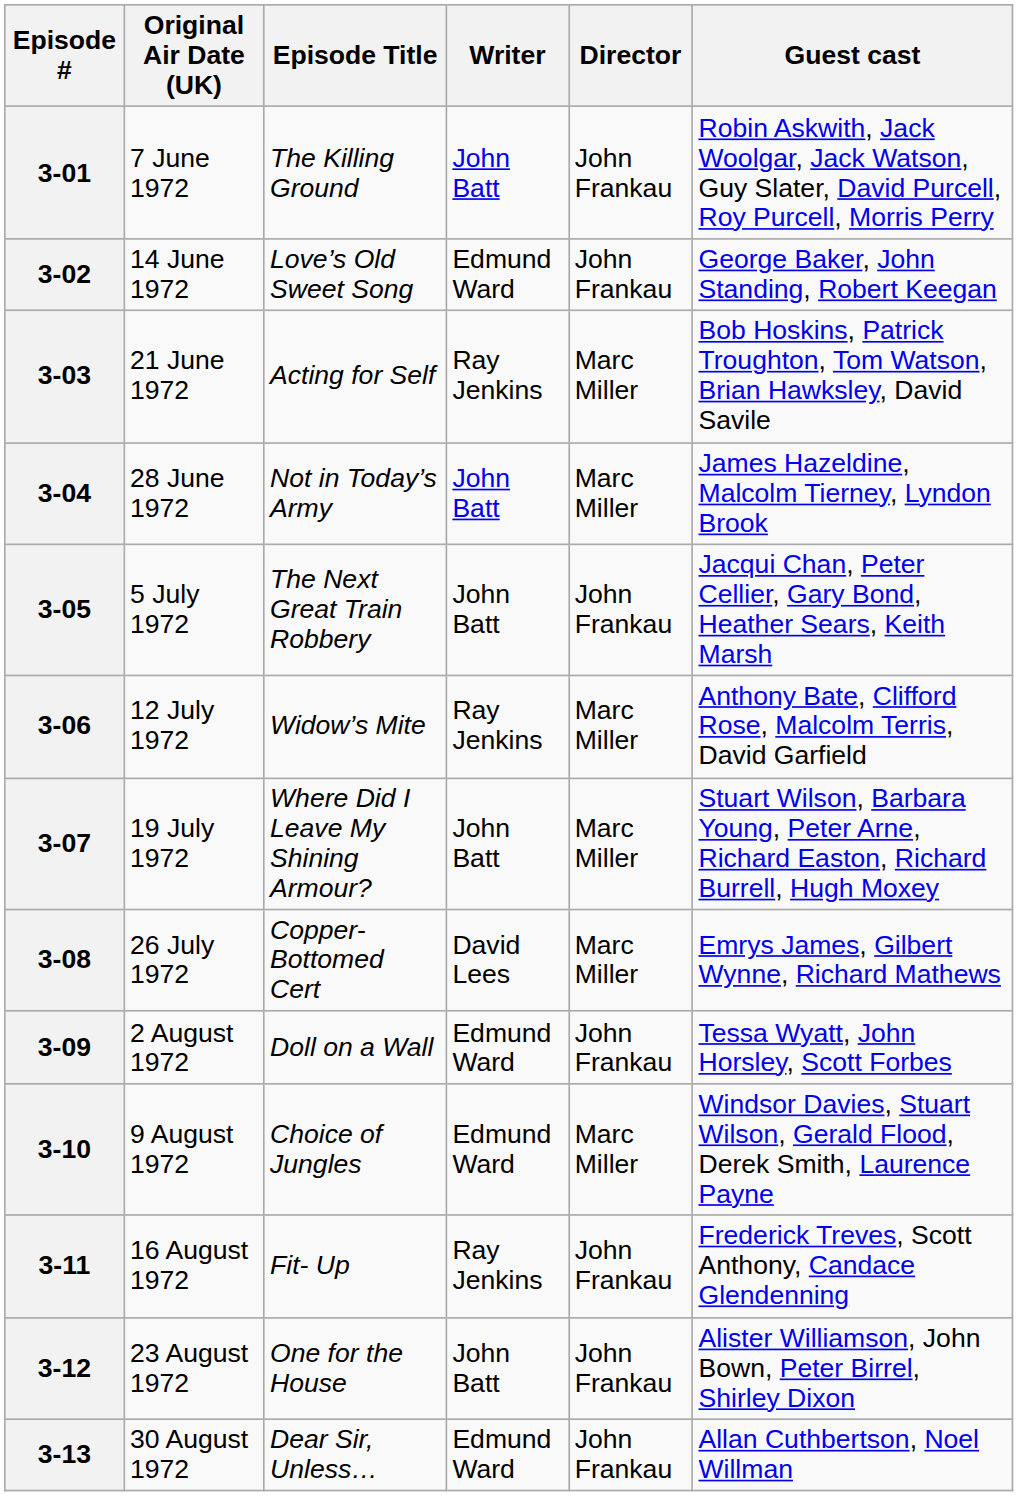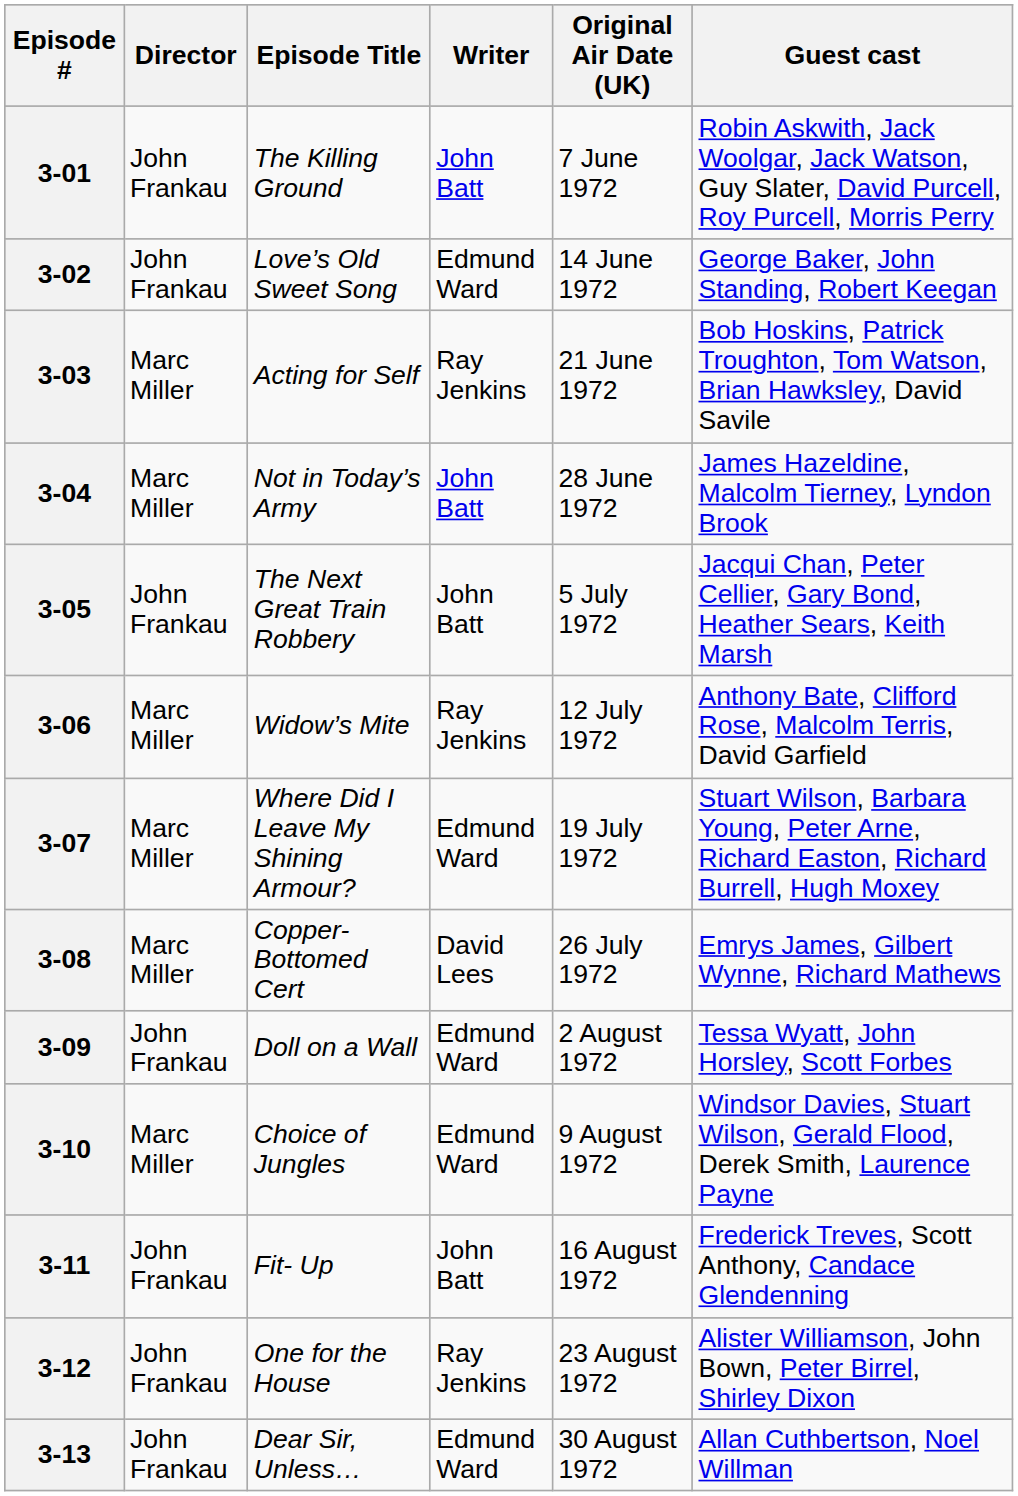columns swapped: (194, 55) <-> (630, 55)
(481, 843) John Batt -> (486, 843) Edmund Ward
(497, 1265) Ray Jenkins -> (465, 1265) John Batt
(481, 1367) John Batt -> (481, 1367) Ray Jenkins
